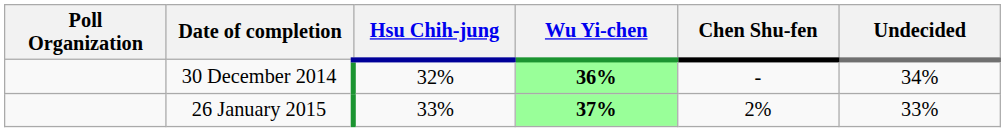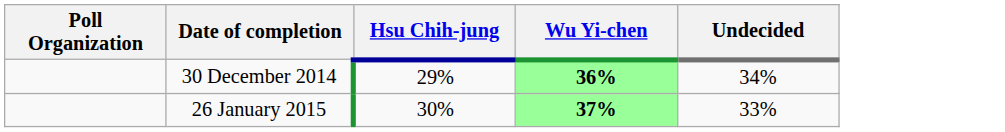- column: (758, 31)
(435, 77) 32% -> (435, 77) 29%
(435, 109) 33% -> (435, 109) 30%
